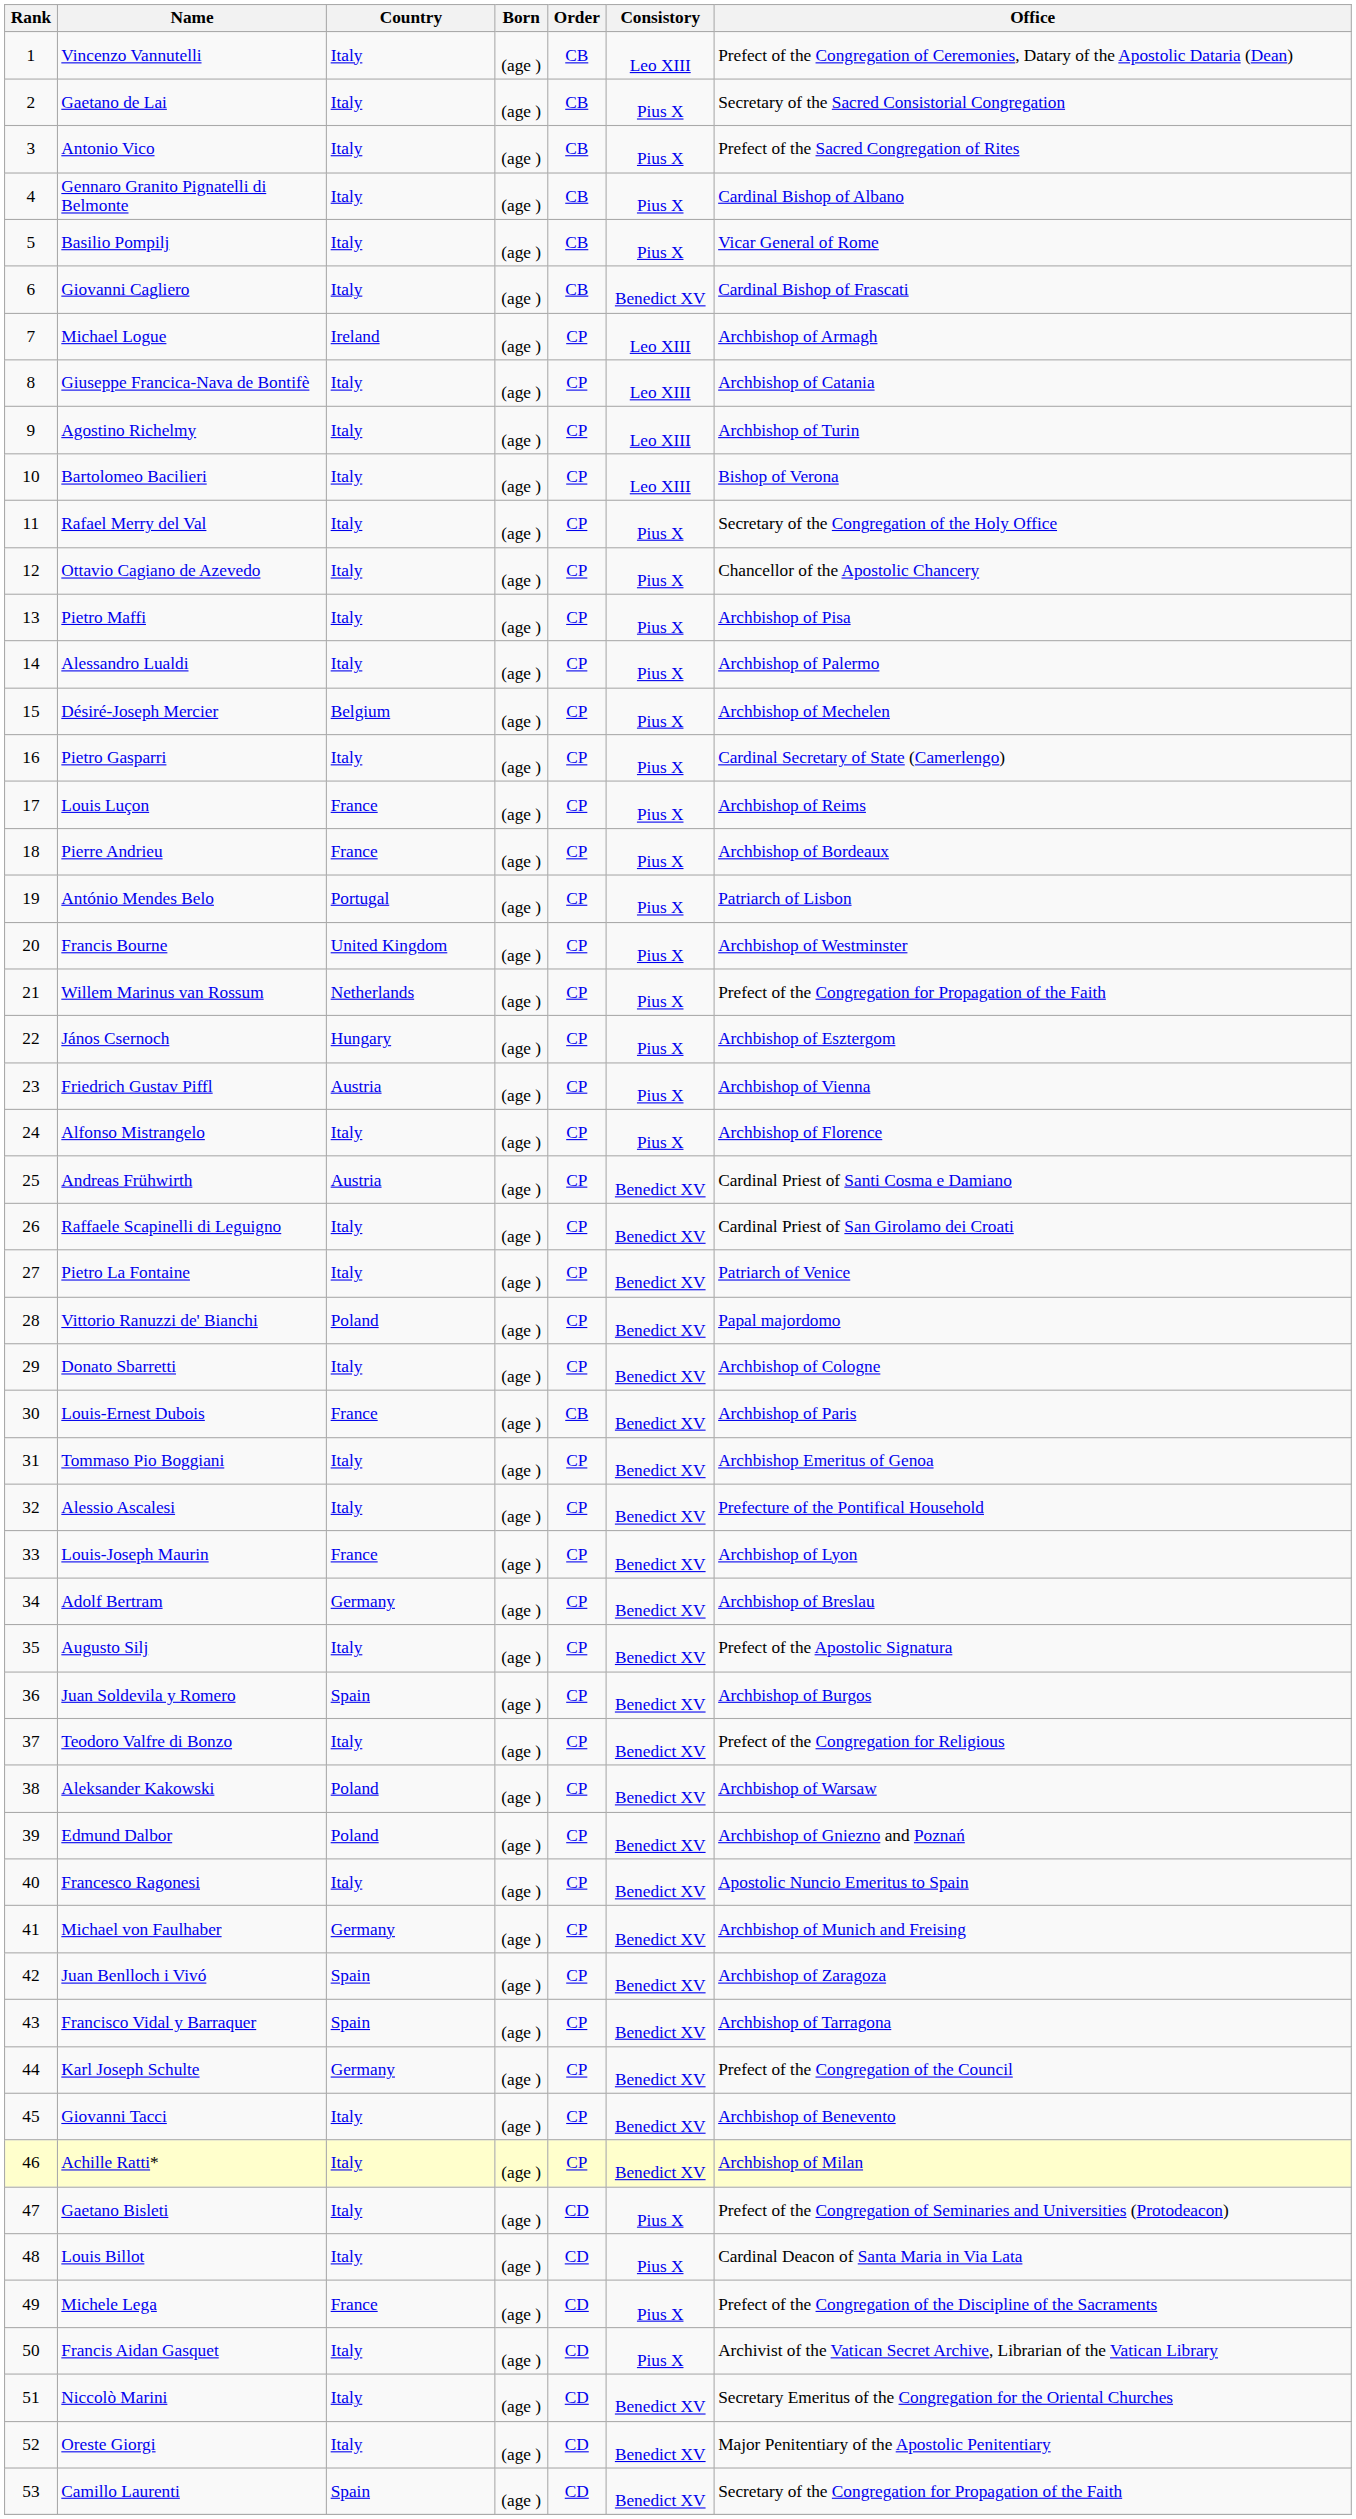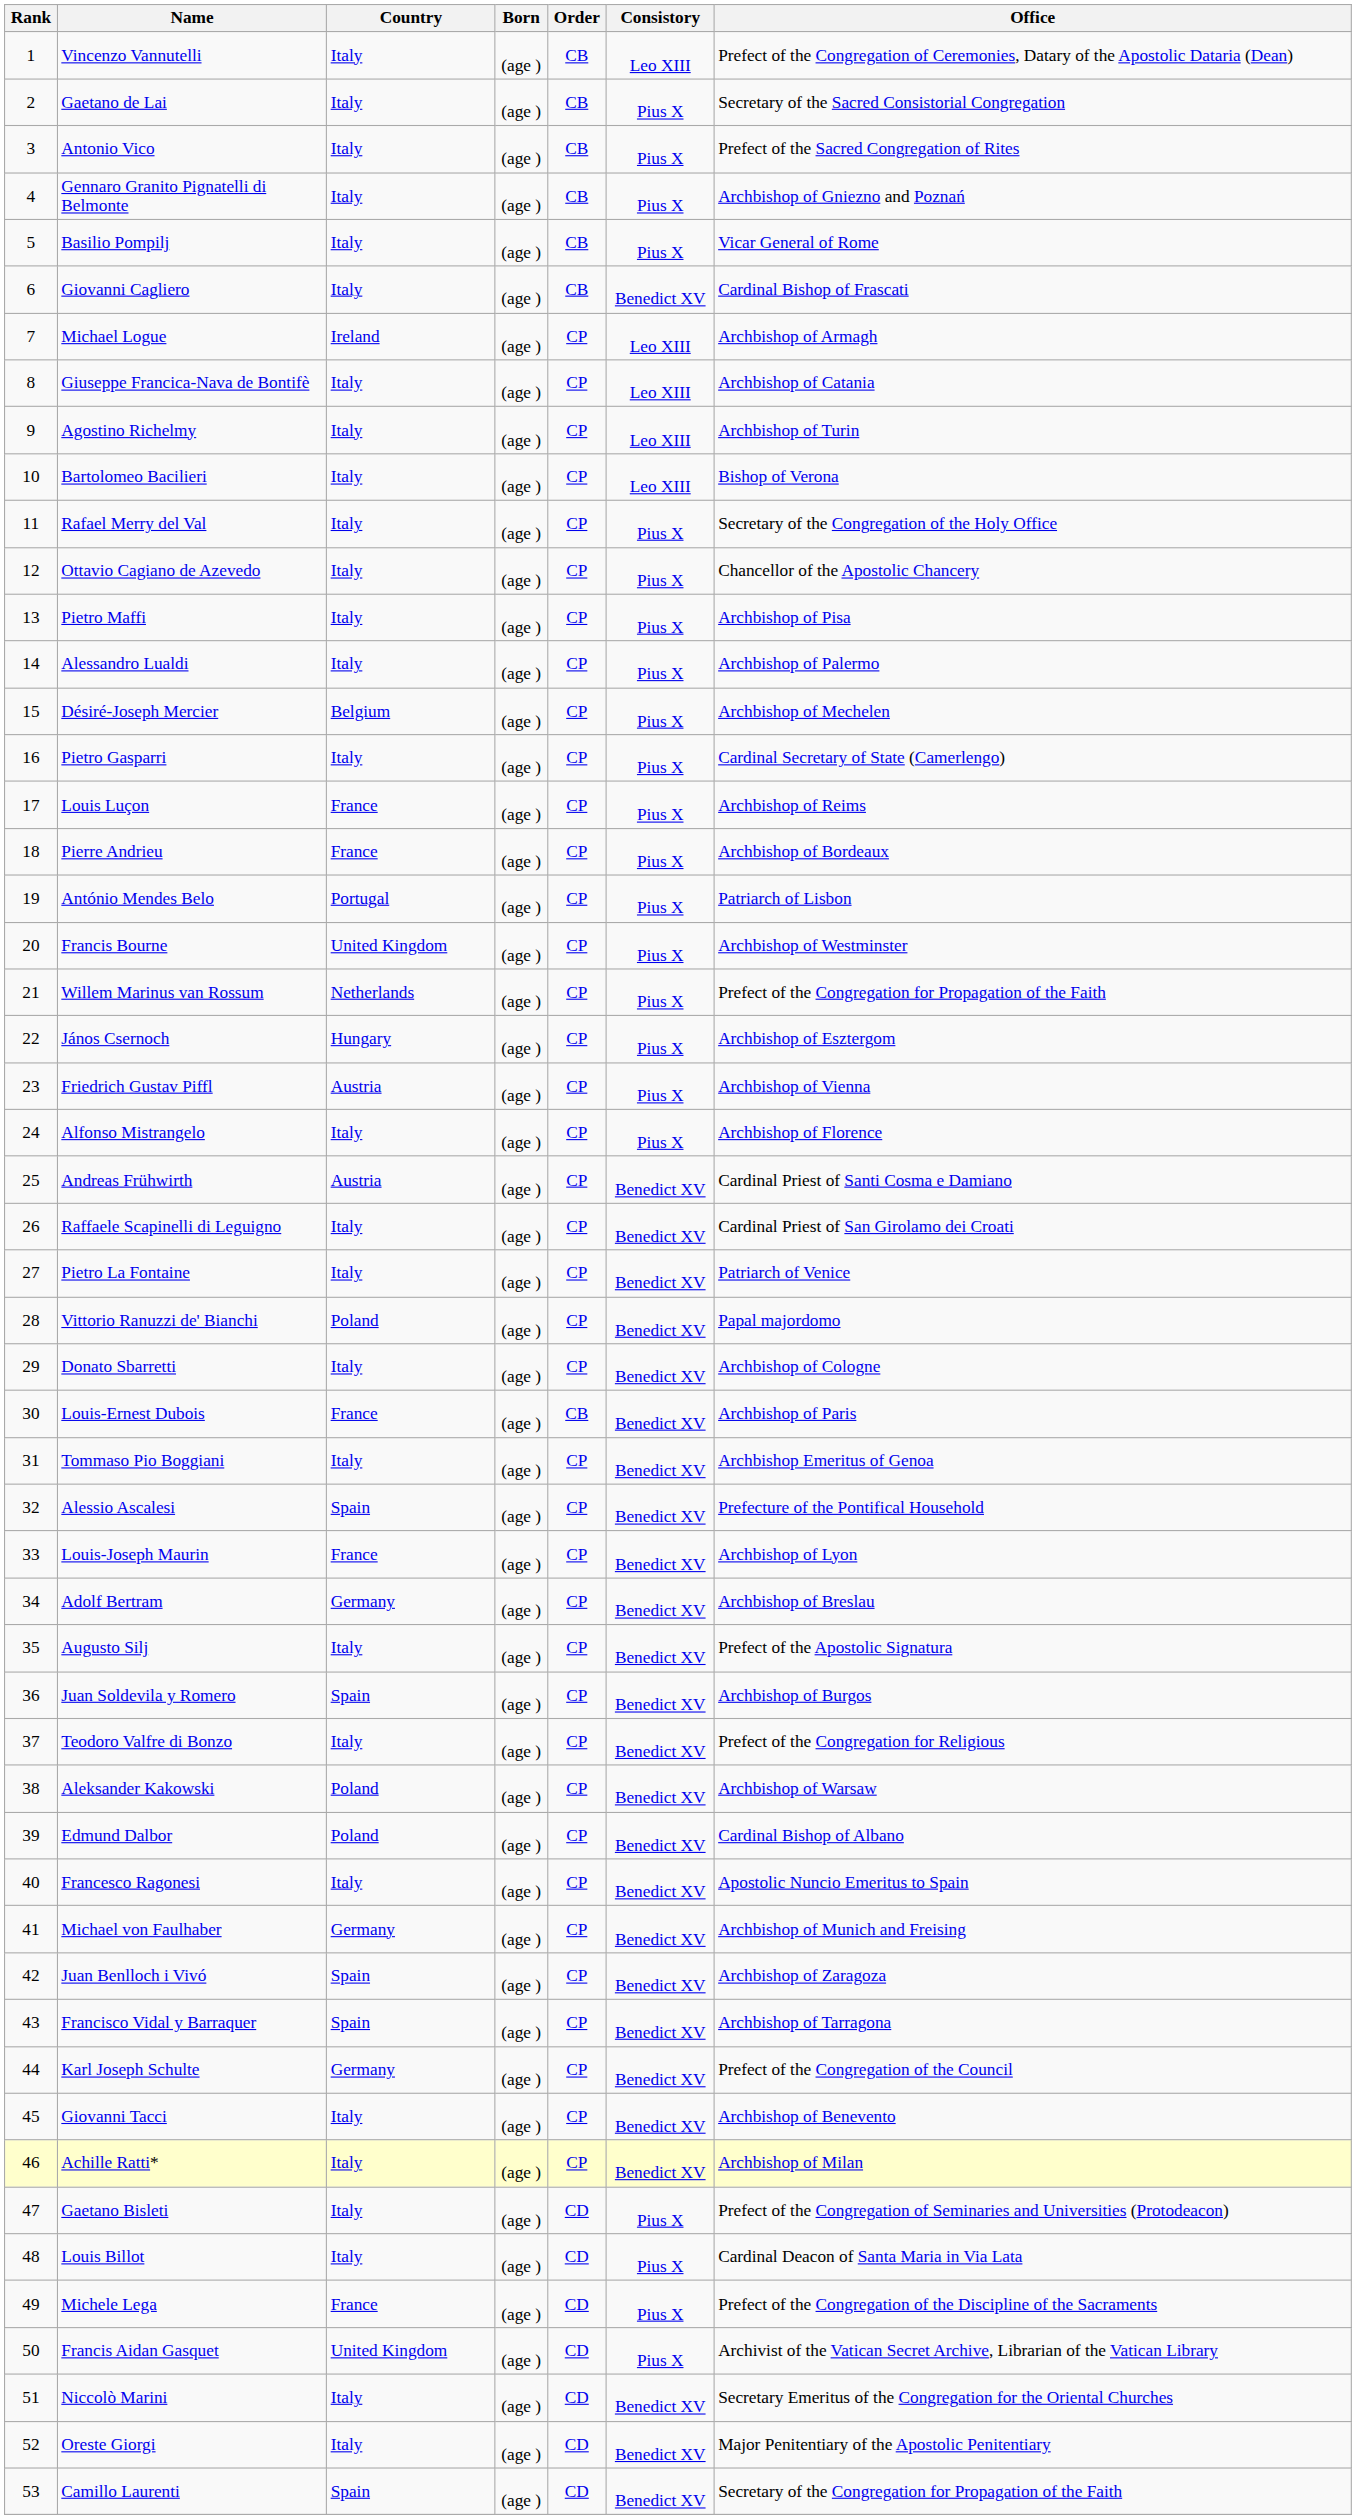(811, 195) Cardinal Bishop of Albano -> (841, 195) Archbishop of Gniezno and Poznań
(347, 1507) Italy -> (350, 1507) Spain
(841, 1835) Archbishop of Gniezno and Poznań -> (811, 1835) Cardinal Bishop of Albano
(347, 2350) Italy -> (389, 2350) United Kingdom
